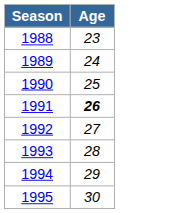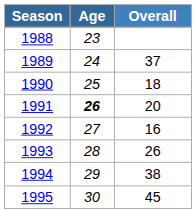+ column: (153, 16)
